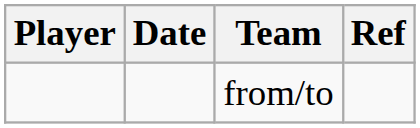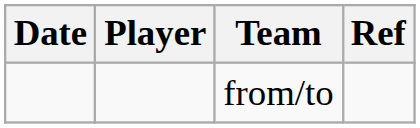columns swapped: (170, 33) <-> (65, 33)
